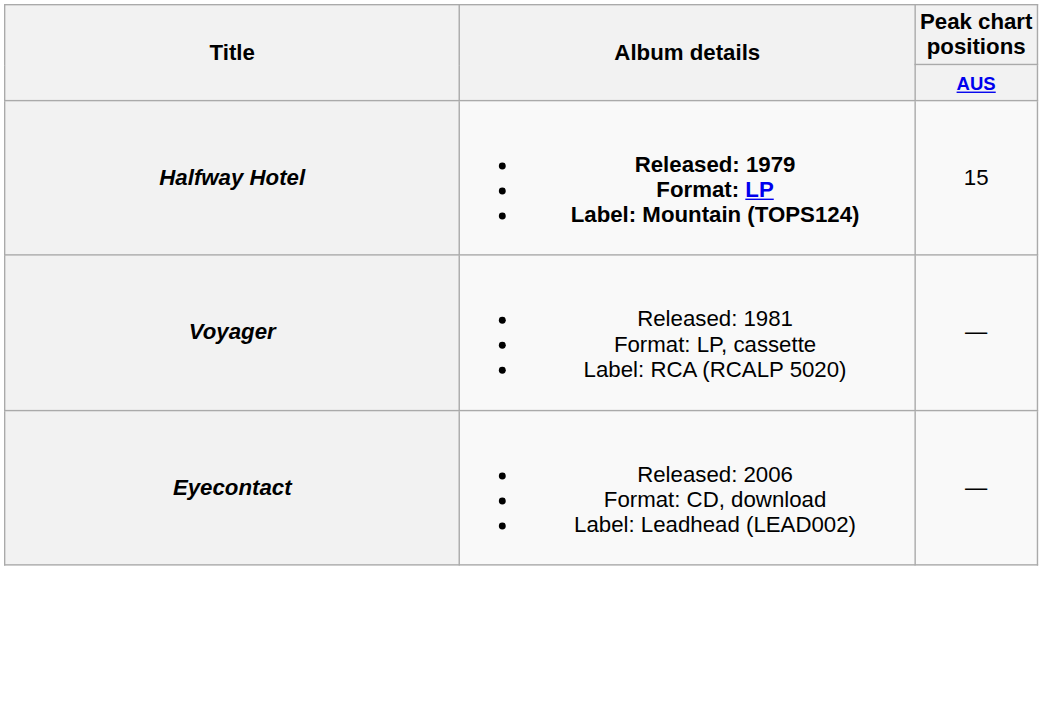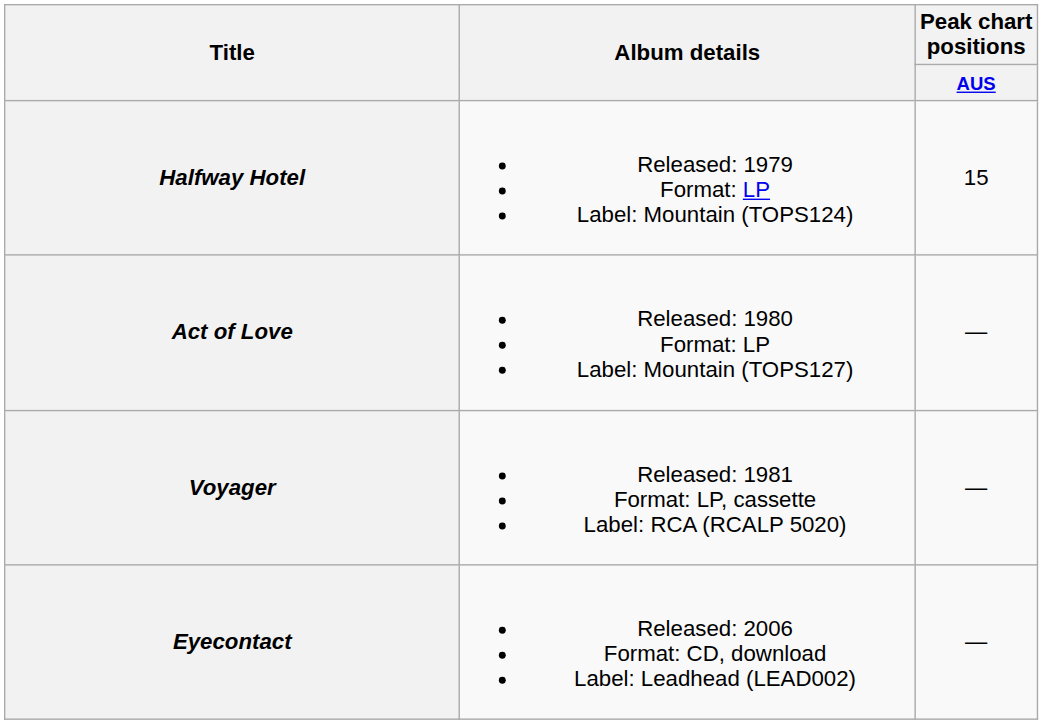(687, 190) bold -> (687, 190) normal
+ row: (232, 332)
